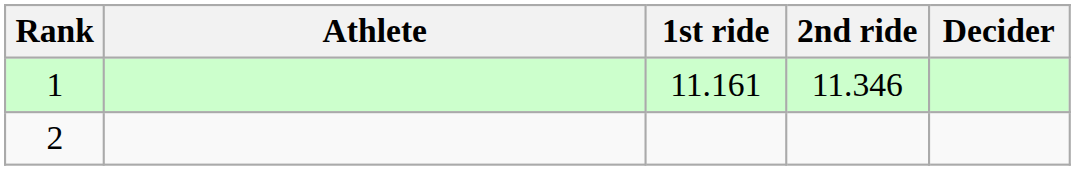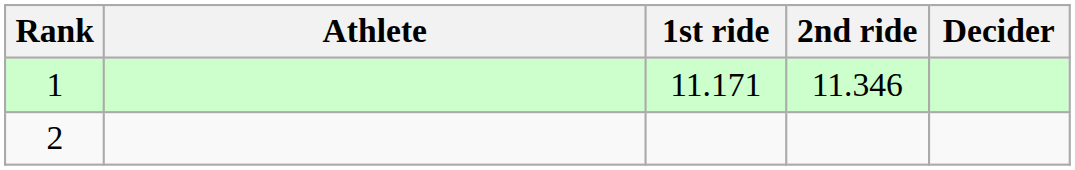(716, 84) 11.161 -> (716, 84) 11.171
